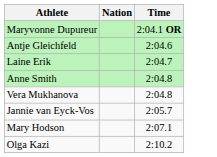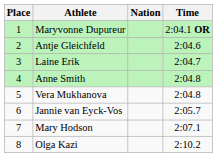+ column: (19, 12)
